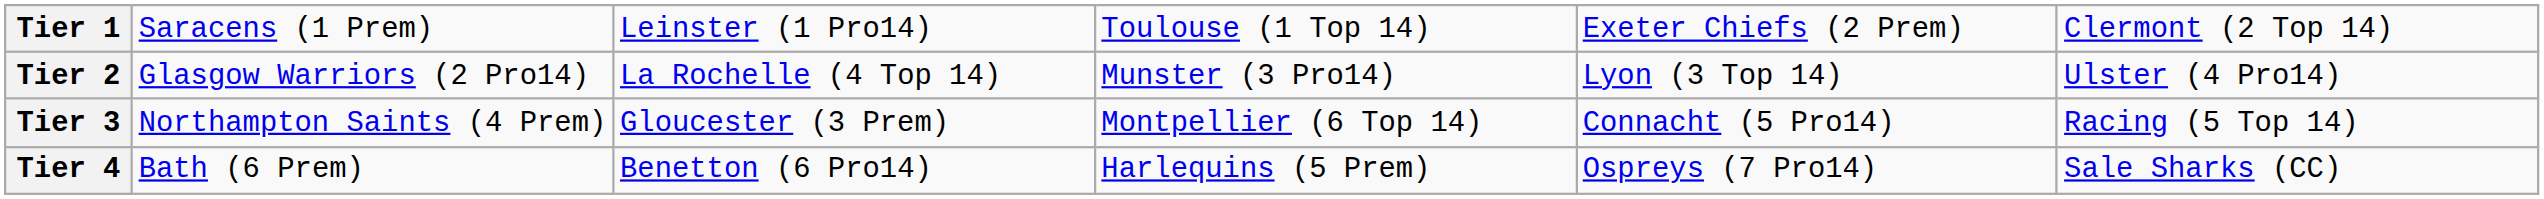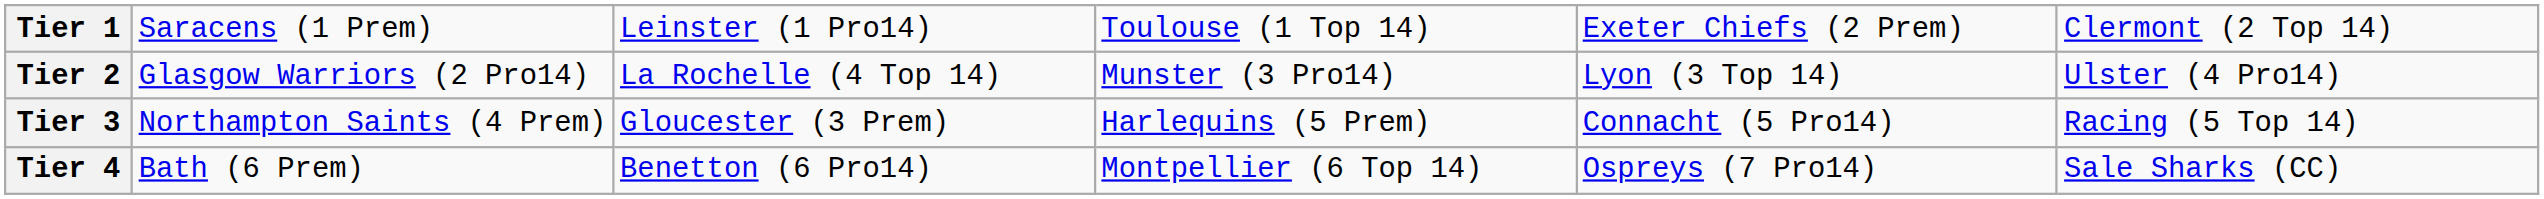(1292, 123) Montpellier (6 Top 14) -> (1266, 123) Harlequins (5 Prem)
(1266, 170) Harlequins (5 Prem) -> (1292, 170) Montpellier (6 Top 14)
